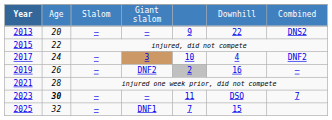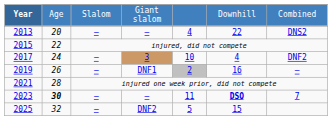(190, 33) 9 -> (190, 33) 4
(147, 71) DNF2 -> (147, 71) DNF1
(237, 97) normal -> (237, 97) bold
(147, 109) DNF1 -> (147, 109) DNF2
(190, 109) 7 -> (190, 109) 5
